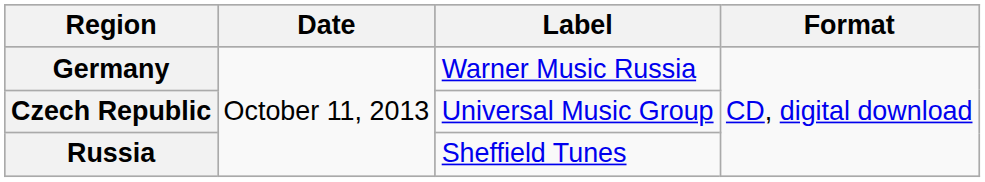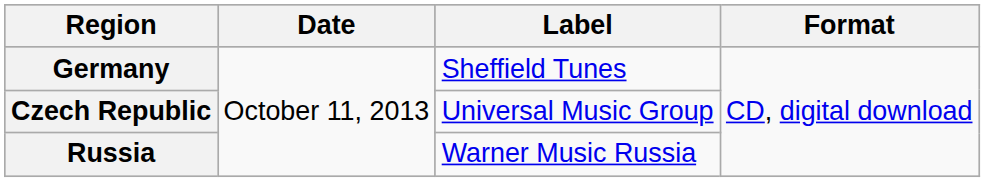(569, 68) Warner Music Russia -> (534, 68) Sheffield Tunes
(534, 153) Sheffield Tunes -> (569, 153) Warner Music Russia
